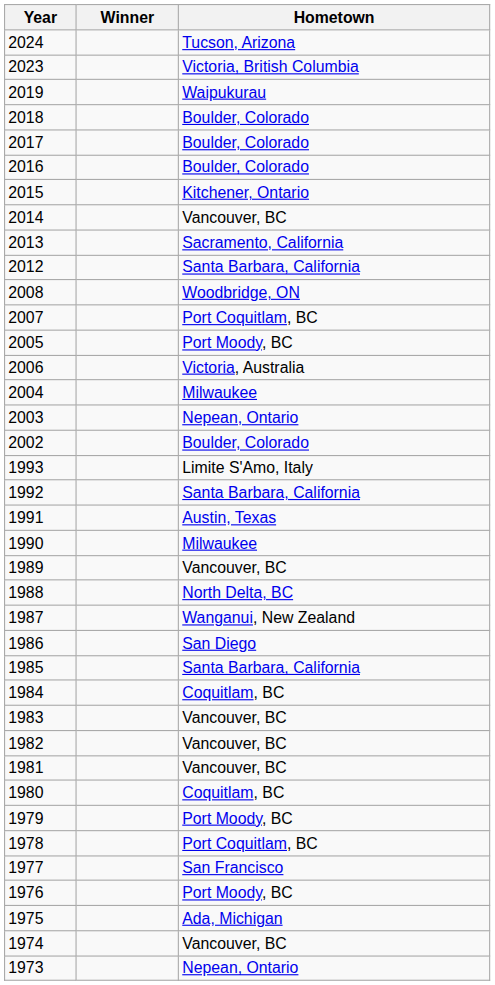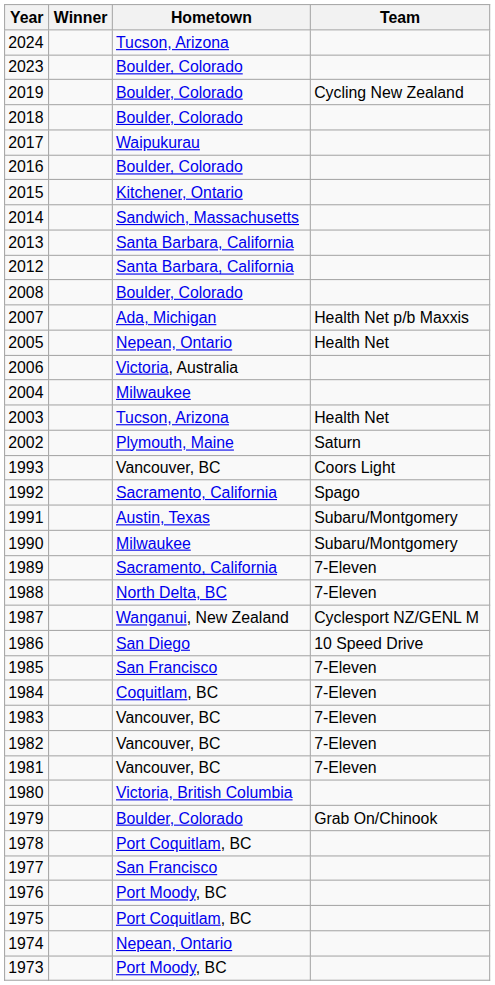+ column: (400, 17)
(271, 68) Victoria, British Columbia -> (179, 68) Boulder, Colorado
(224, 93) Waipukurau -> (179, 93) Boulder, Colorado
(246, 143) Boulder, Colorado -> (158, 143) Waipukurau
(234, 218) Vancouver, BC -> (208, 218) Sandwich, Massachusetts
(263, 243) Sacramento, California -> (205, 243) Santa Barbara, California
(241, 293) Woodbridge, ON -> (179, 293) Boulder, Colorado
(250, 318) Port Coquitlam, BC -> (166, 318) Ada, Michigan
(238, 343) Port Moody, BC -> (174, 343) Nepean, Ontario
(240, 418) Nepean, Ontario -> (172, 418) Tucson, Arizona
(246, 443) Boulder, Colorado -> (175, 443) Plymouth, Maine
(248, 468) Limite S'Amo, Italy -> (168, 468) Vancouver, BC
(271, 493) Santa Barbara, California -> (197, 493) Sacramento, California
(234, 568) Vancouver, BC -> (197, 568) Sacramento, California
(271, 668) Santa Barbara, California -> (167, 668) San Francisco
(233, 793) Coquitlam, BC -> (204, 793) Victoria, British Columbia
(238, 818) Port Moody, BC -> (179, 818) Boulder, Colorado
(232, 918) Ada, Michigan -> (184, 918) Port Coquitlam, BC
(234, 943) Vancouver, BC -> (174, 943) Nepean, Ontario
(240, 968) Nepean, Ontario -> (171, 968) Port Moody, BC
